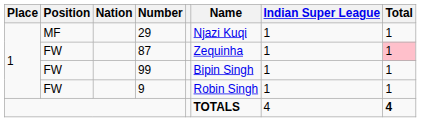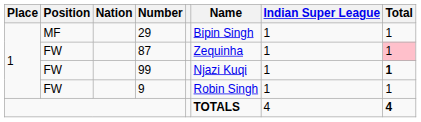(220, 32) Njazi Kuqi -> (224, 32) Bipin Singh
(224, 70) Bipin Singh -> (220, 70) Njazi Kuqi
(389, 70) normal -> (389, 70) bold
